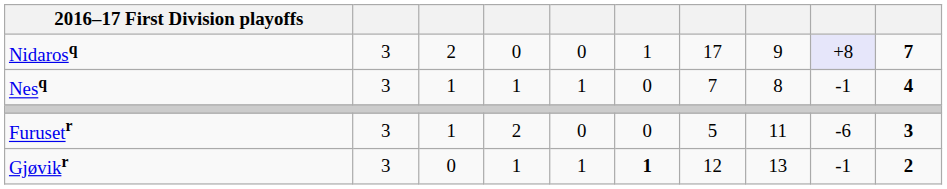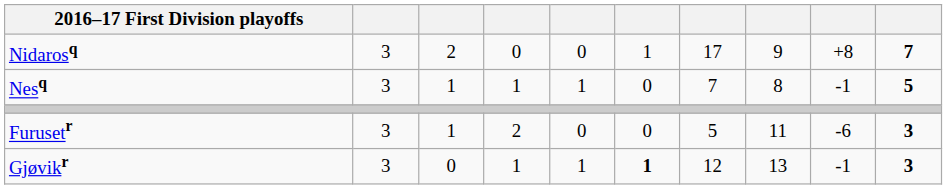(843, 51) lavender background -> (843, 51) no background
(909, 87) 4 -> (909, 87) 5
(909, 165) 2 -> (909, 165) 3
